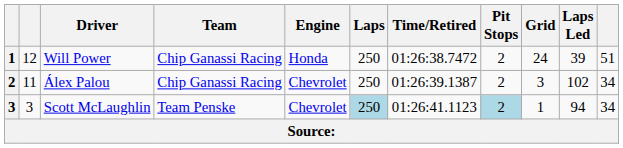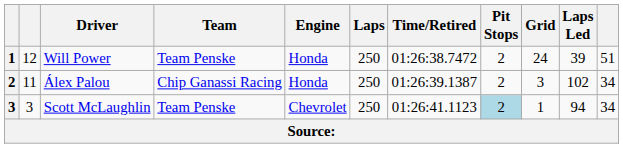(220, 58) Chip Ganassi Racing -> (196, 58) Team Penske
(318, 82) Chevrolet -> (308, 82) Honda
(369, 107) lightblue background -> (369, 107) no background
